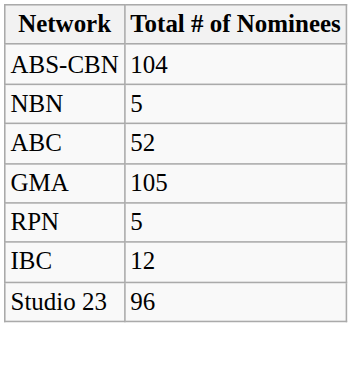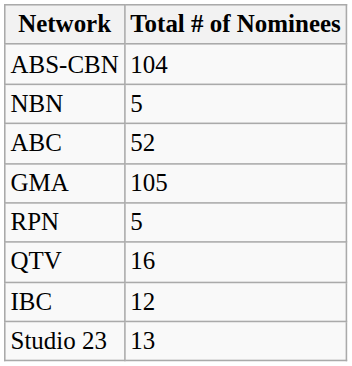+ row: (36, 261)
(143, 301) 96 -> (143, 340) 13
